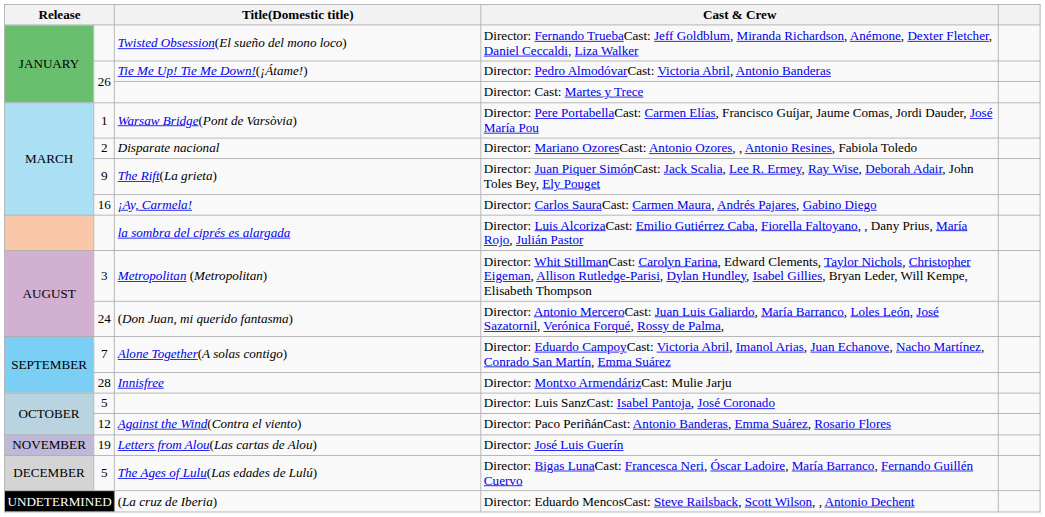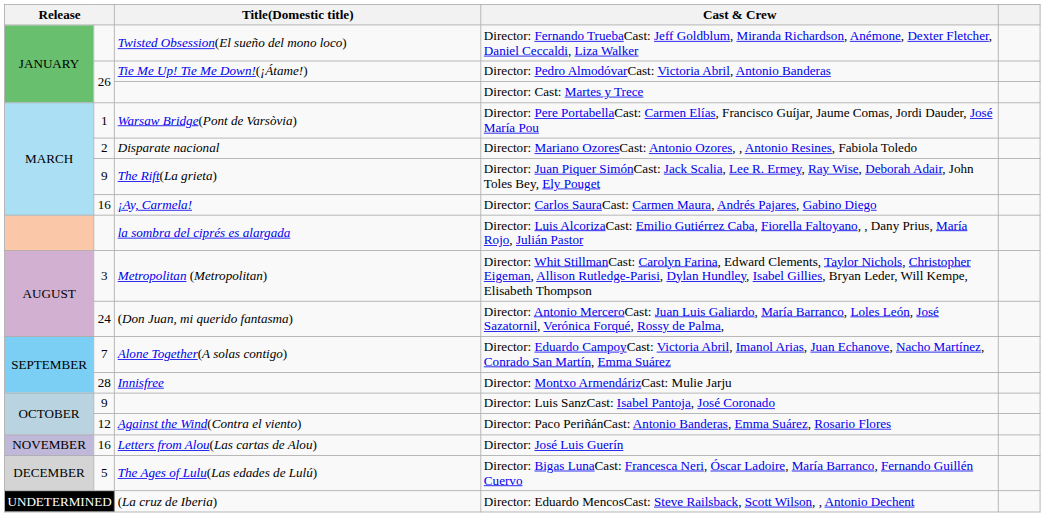(104, 403) 5 -> (104, 403) 9
(104, 445) 19 -> (104, 445) 16
